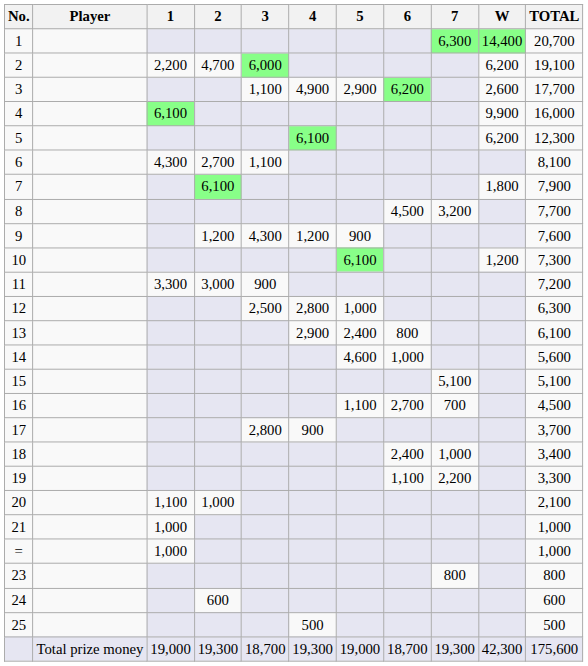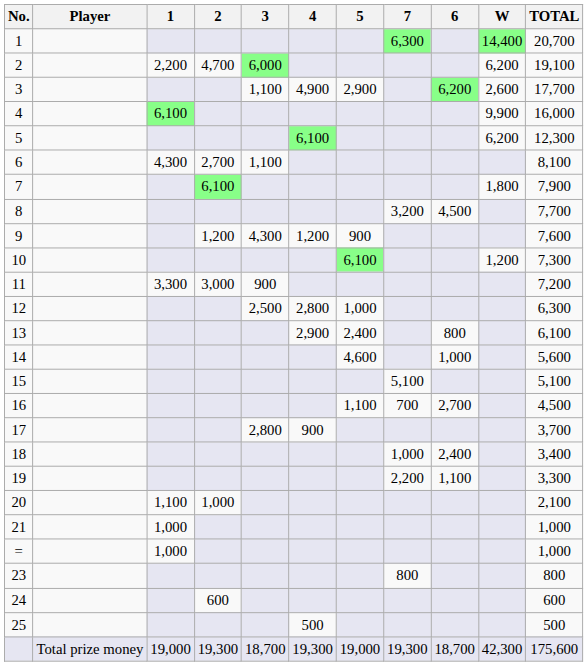columns swapped: (407, 16) <-> (455, 16)
